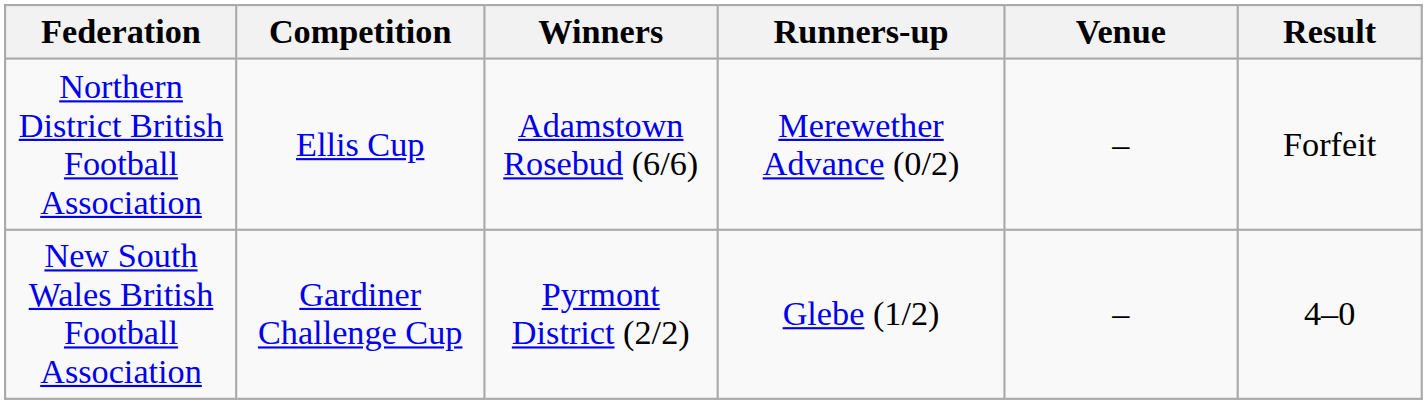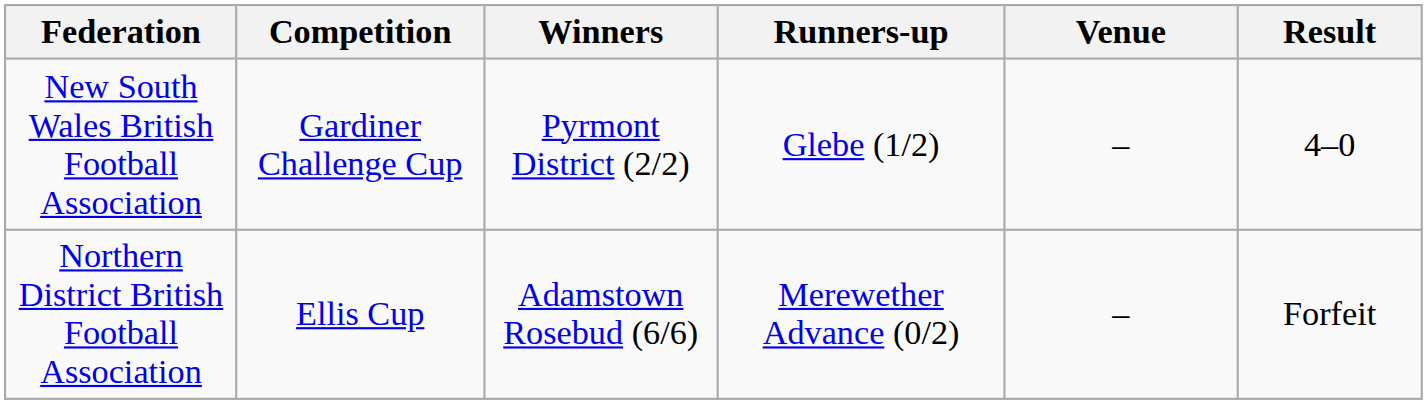rows swapped: (121, 143) <-> (121, 313)
